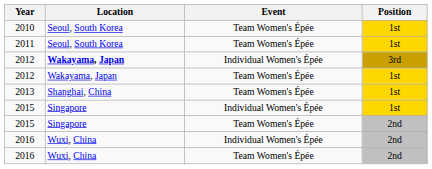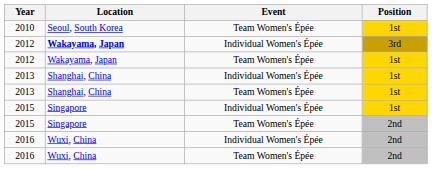- row: (25, 44)
+ row: (25, 76)
